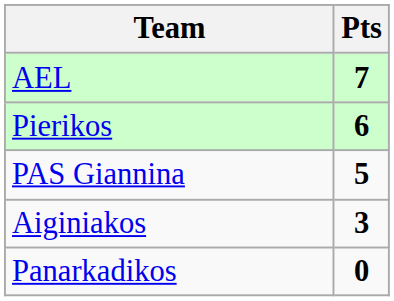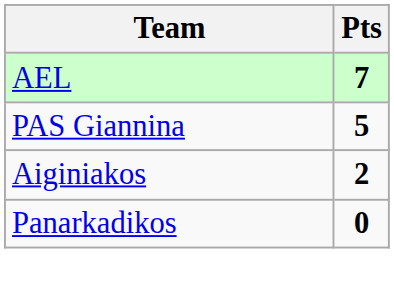- row: (62, 125)
(362, 222) 3 -> (362, 174) 2
